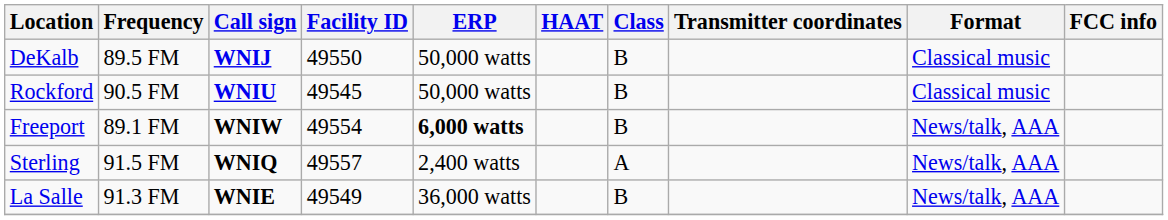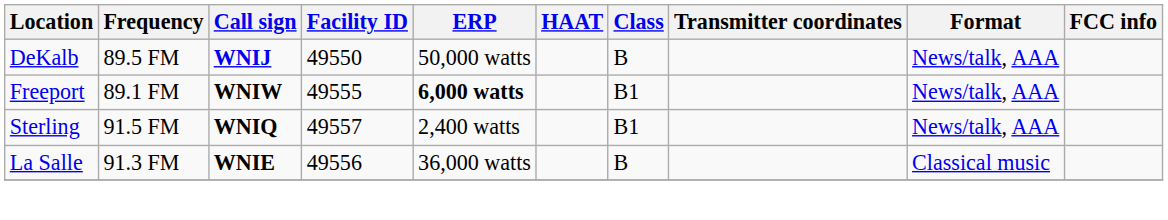(981, 57) Classical music -> (986, 57) News/talk, AAA
- row: (51, 92)
(334, 127) 49554 -> (334, 92) 49555
(621, 127) B -> (626, 92) B1
(621, 162) A -> (626, 127) B1
(334, 197) 49549 -> (334, 162) 49556
(986, 197) News/talk, AAA -> (981, 162) Classical music
